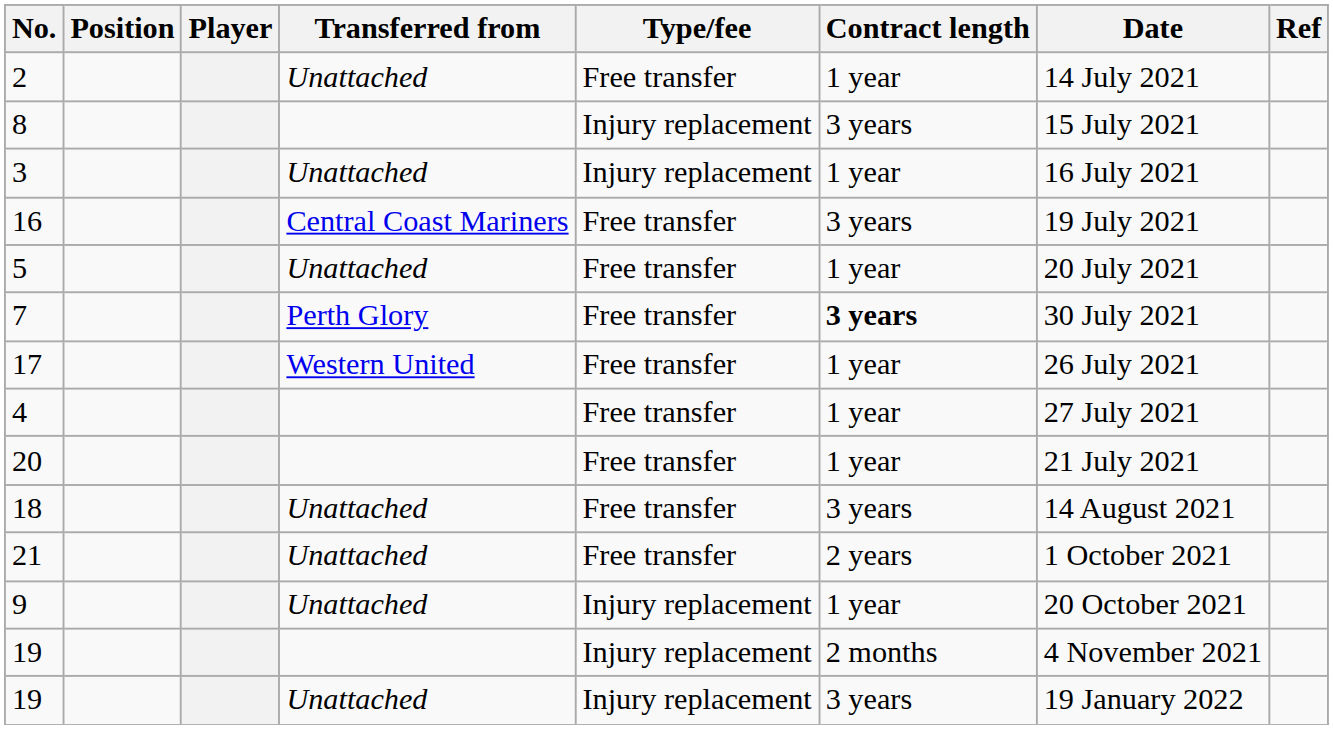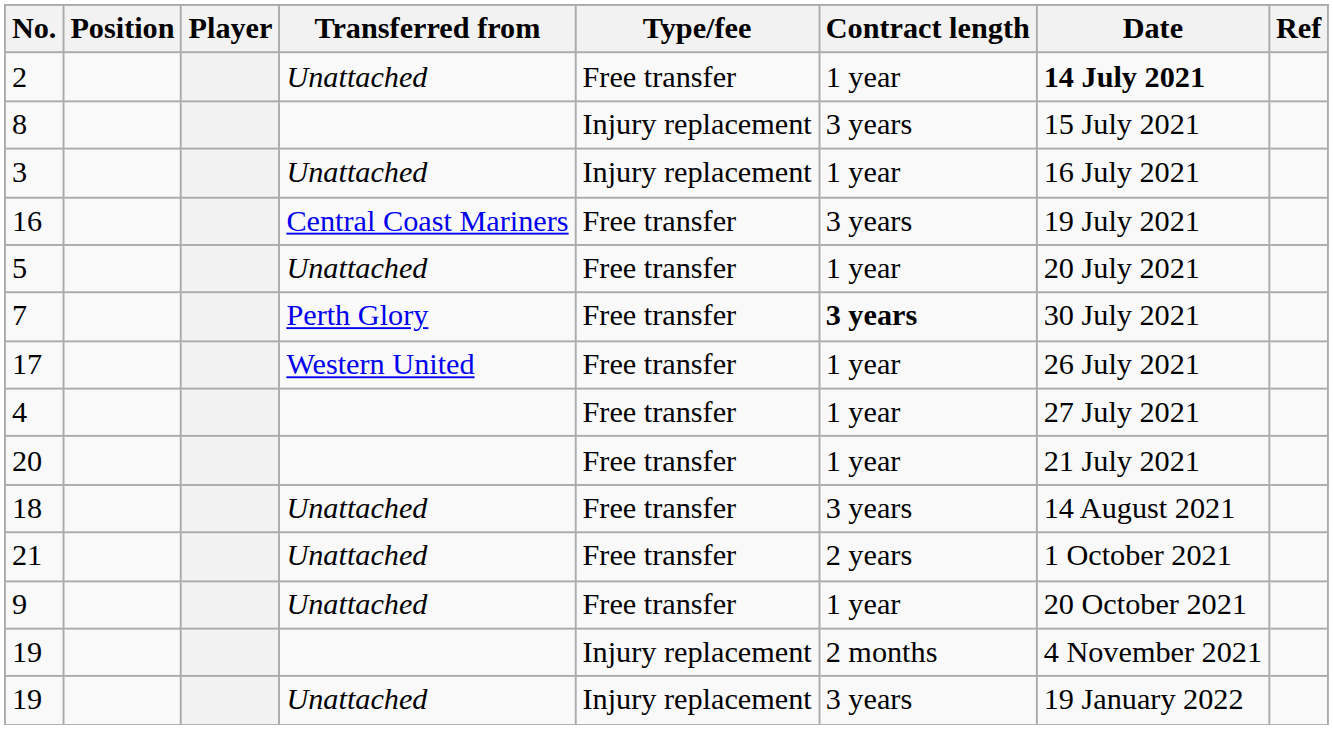(1122, 76) normal -> (1124, 76) bold
(697, 603) Injury replacement -> (659, 603) Free transfer
